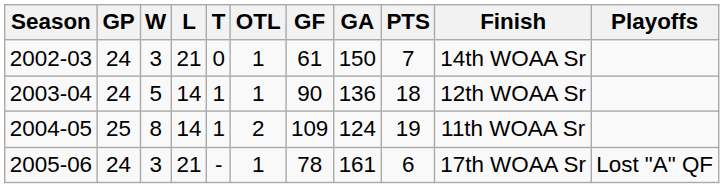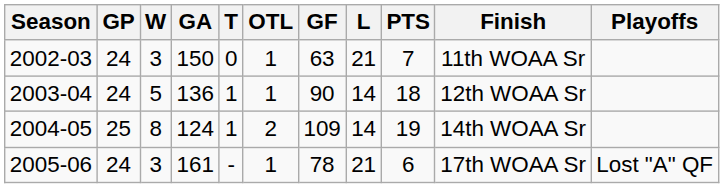columns swapped: (189, 22) <-> (357, 22)
(310, 57) 61 -> (322, 57) 63
(513, 57) 14th WOAA Sr -> (513, 57) 11th WOAA Sr
(513, 128) 11th WOAA Sr -> (513, 128) 14th WOAA Sr
